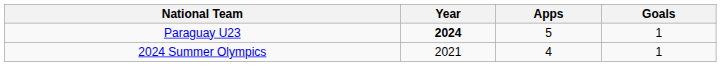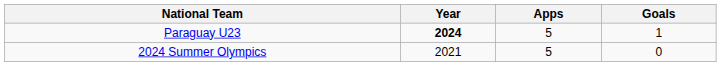(548, 52) 4 -> (548, 52) 5
(659, 52) 1 -> (659, 52) 0
